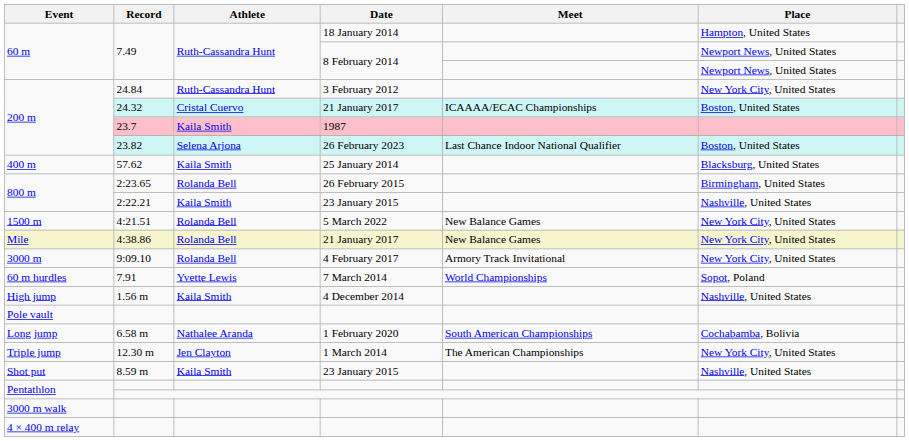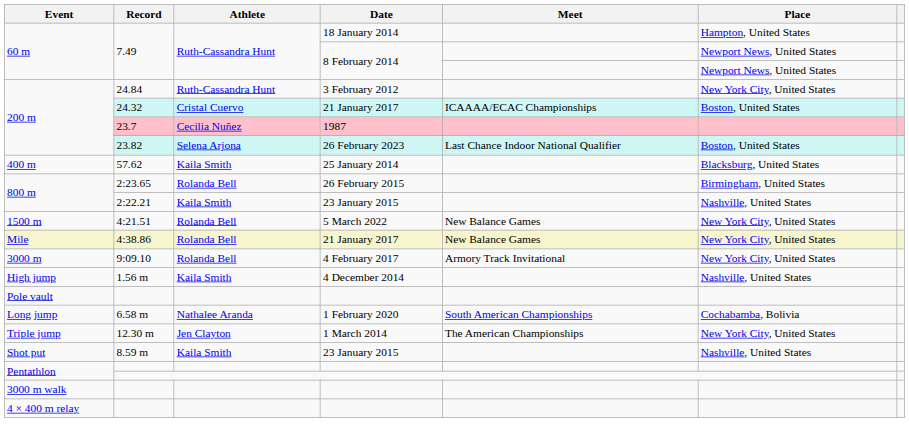(204, 126) Kaila Smith -> (209, 126) Cecilia Nuñez
- row: (37, 277)
